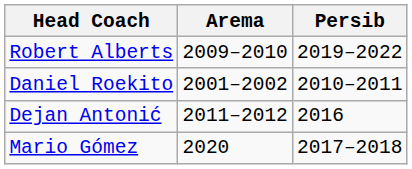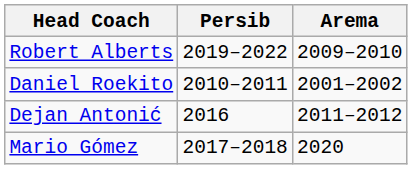columns swapped: (235, 21) <-> (350, 21)
